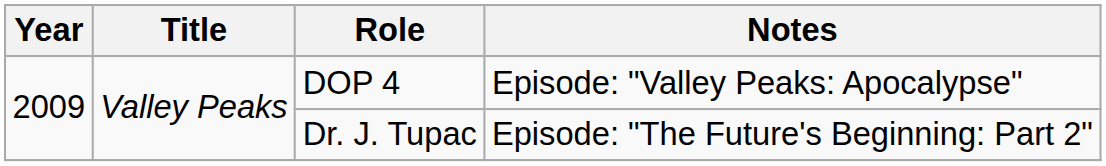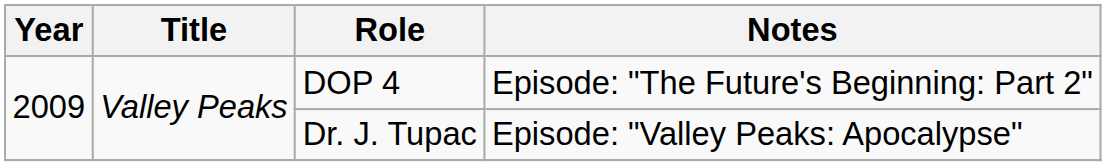(757, 82) Episode: "Valley Peaks: Apocalypse" -> (792, 82) Episode: "The Future's Beginning: Part 2"
(792, 133) Episode: "The Future's Beginning: Part 2" -> (757, 133) Episode: "Valley Peaks: Apocalypse"
